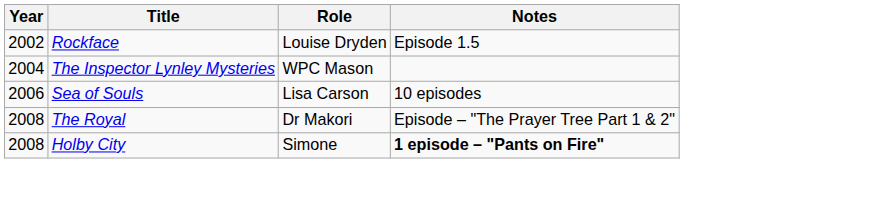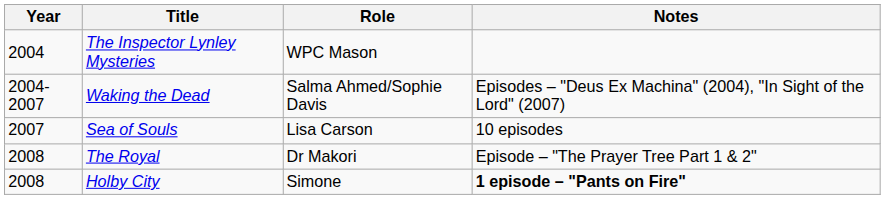- row: (85, 42)
+ row: (148, 95)
(26, 94) 2006 -> (26, 130) 2007
